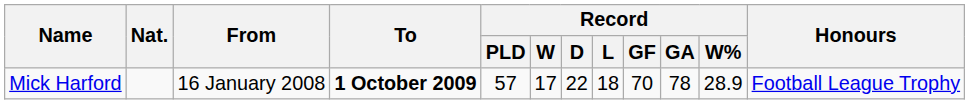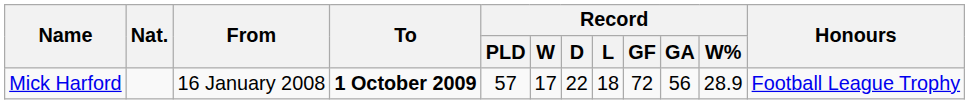(642, 83) 70 -> (642, 83) 72
(680, 83) 78 -> (680, 83) 56
